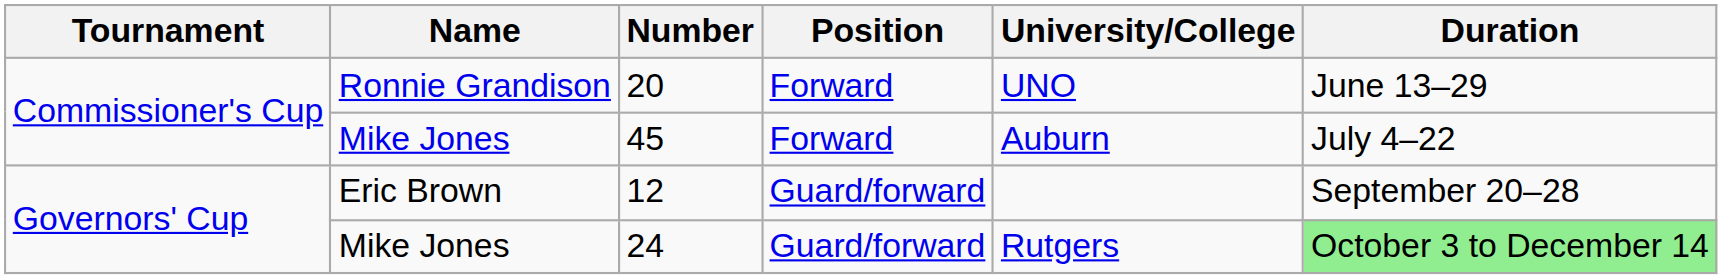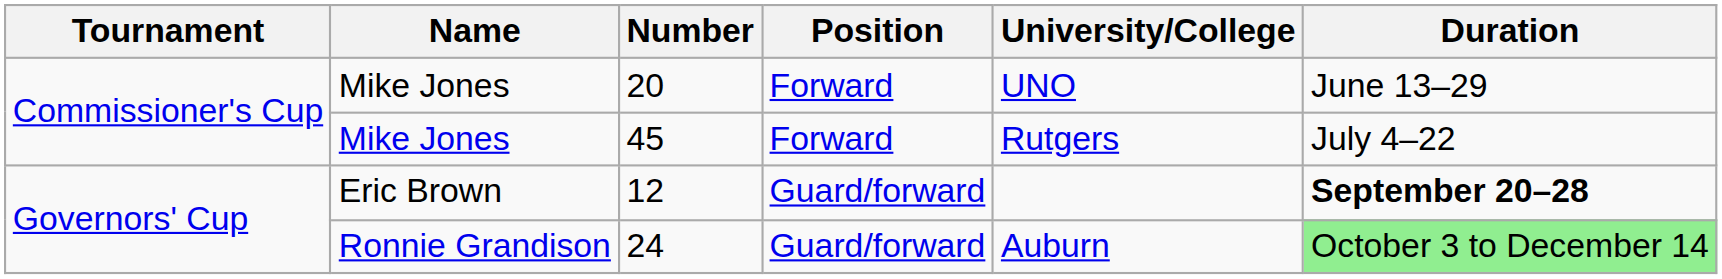(475, 84) Ronnie Grandison -> (424, 84) Mike Jones
(1055, 138) Auburn -> (1060, 138) Rutgers
(1445, 191) normal -> (1450, 191) bold
(424, 245) Mike Jones -> (475, 245) Ronnie Grandison
(1060, 245) Rutgers -> (1055, 245) Auburn
